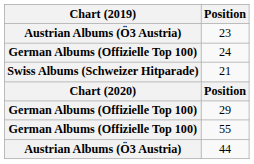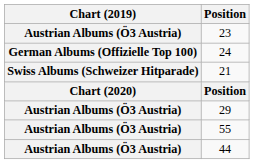(103, 110) German Albums (Offizielle Top 100) -> (103, 110) Austrian Albums (Ö3 Austria)
(103, 129) German Albums (Offizielle Top 100) -> (103, 129) Austrian Albums (Ö3 Austria)
